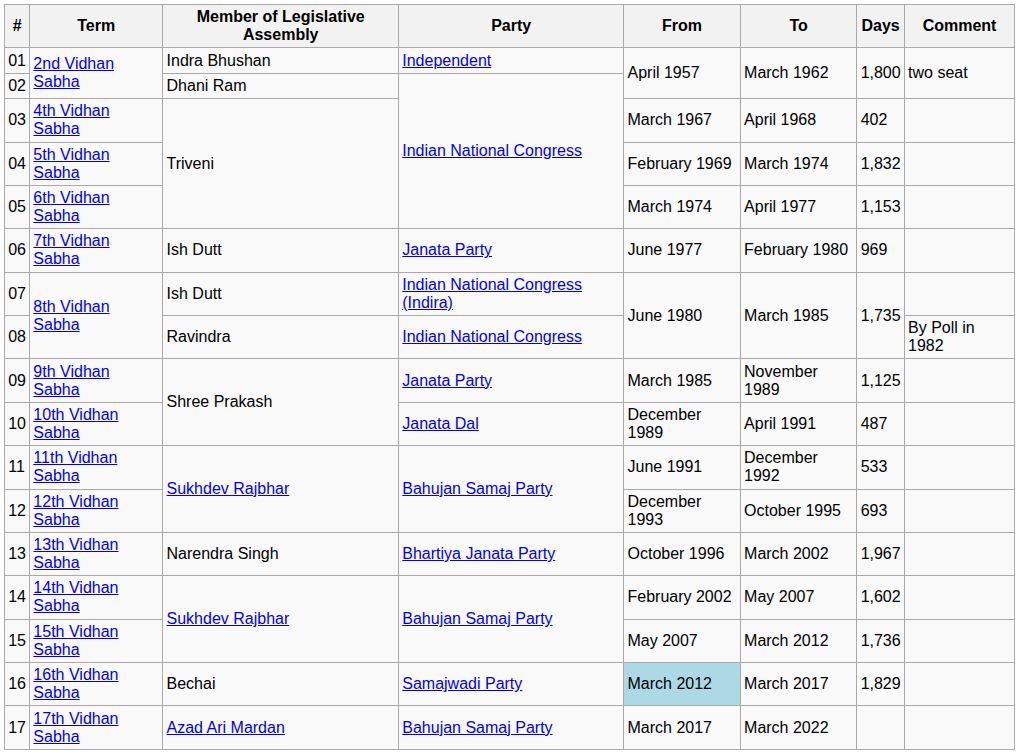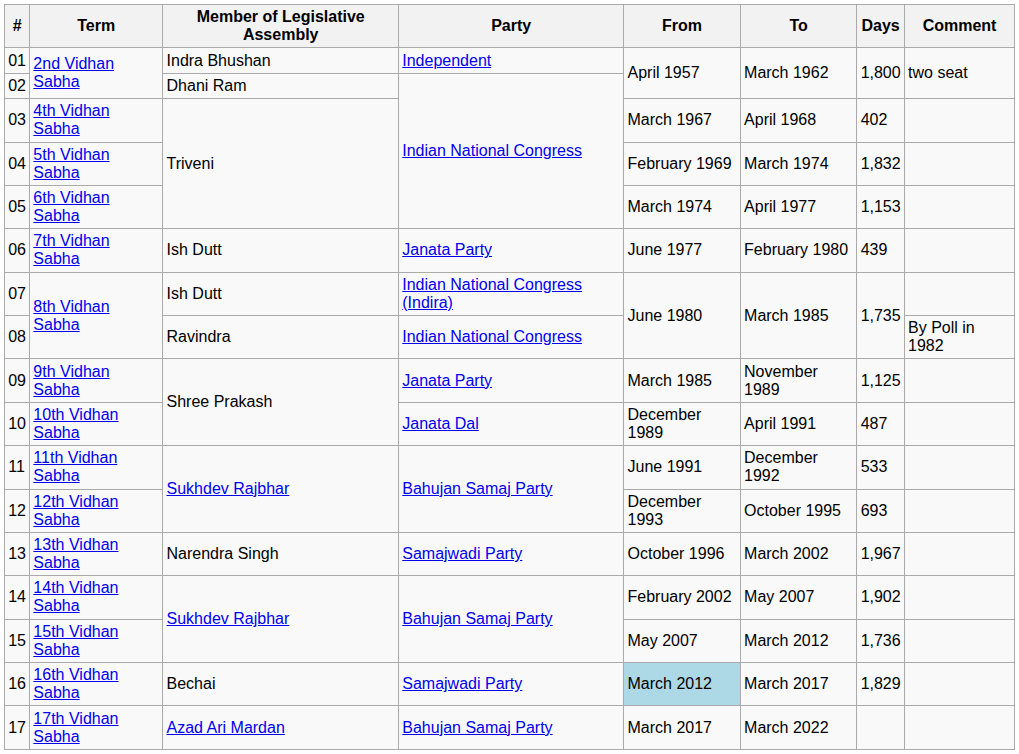(874, 250) 969 -> (874, 250) 439
(479, 554) Bhartiya Janata Party -> (462, 554) Samajwadi Party
(881, 597) 1,602 -> (881, 597) 1,902
